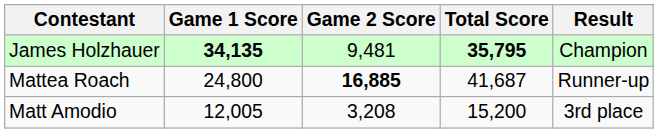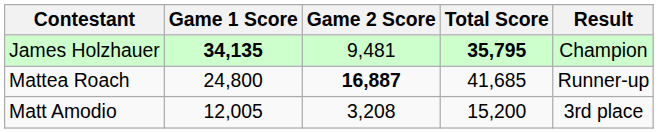(371, 81) 16,885 -> (371, 81) 16,887
(497, 81) 41,687 -> (497, 81) 41,685
